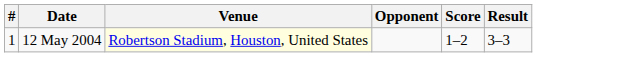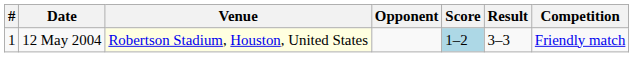+ column: (580, 16)
(457, 39) no background -> (457, 39) lightblue background
